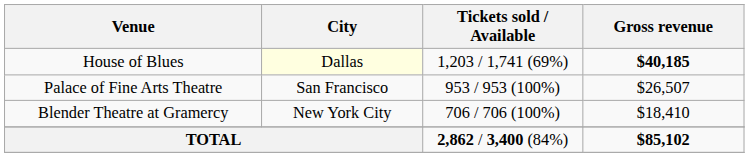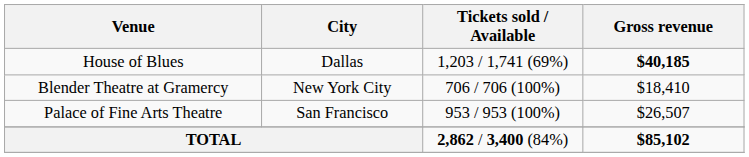(342, 61) lightyellow background -> (342, 61) no background
rows swapped: (133, 87) <-> (133, 113)
